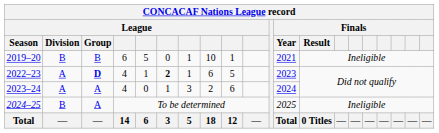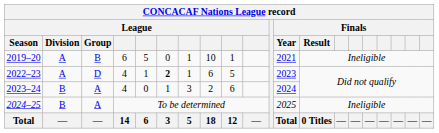(62, 58) B -> (62, 58) A
(98, 74) bold -> (98, 74) normal
(62, 89) A -> (62, 89) B
